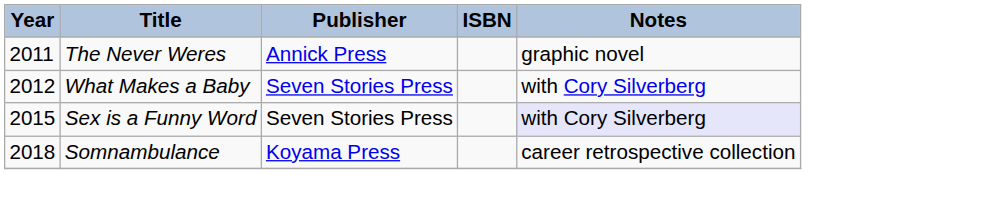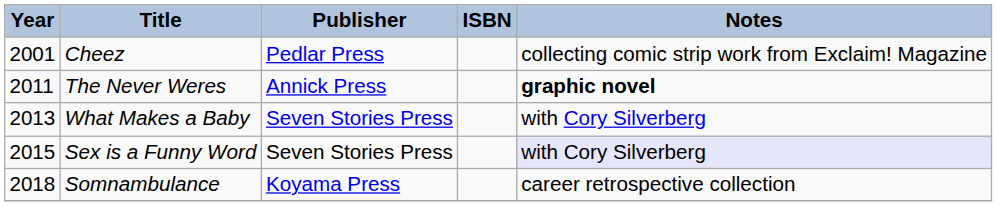+ row: (95, 53)
(583, 53) normal -> (588, 86) bold
(32, 86) 2012 -> (32, 119) 2013
